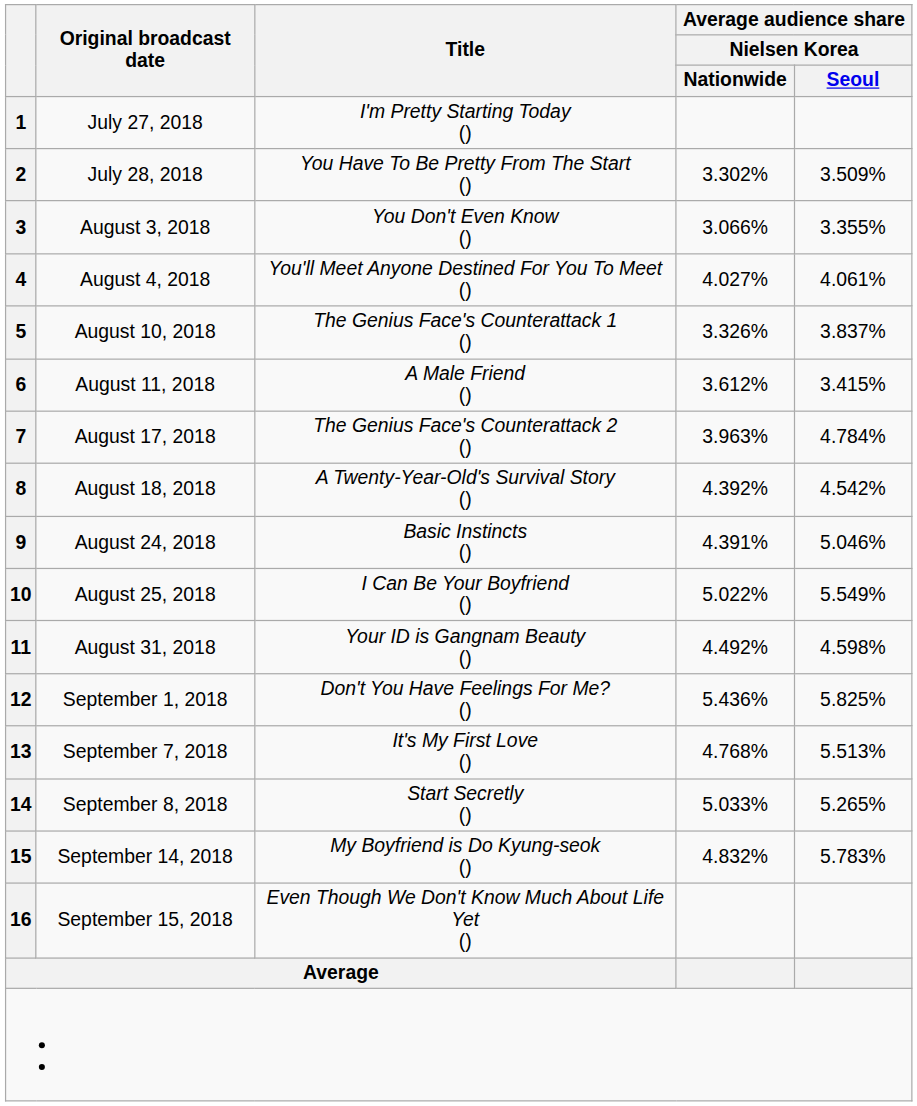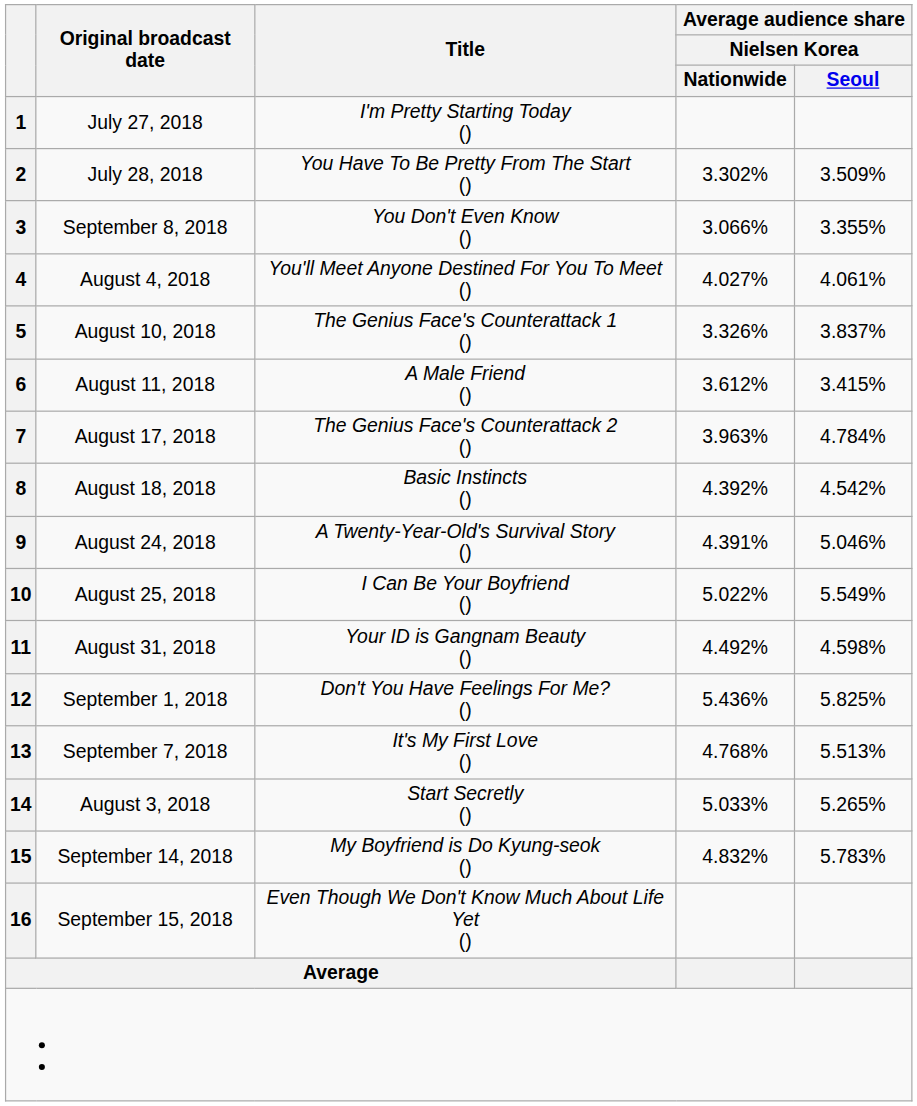(145, 227) August 3, 2018 -> (145, 227) September 8, 2018
(465, 489) A Twenty-Year-Old's Survival Story () -> (465, 489) Basic Instincts ()
(465, 542) Basic Instincts () -> (465, 542) A Twenty-Year-Old's Survival Story ()
(145, 804) September 8, 2018 -> (145, 804) August 3, 2018
